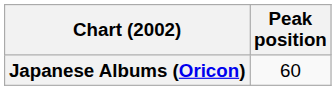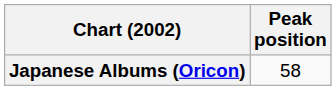(290, 70) 60 -> (290, 70) 58
